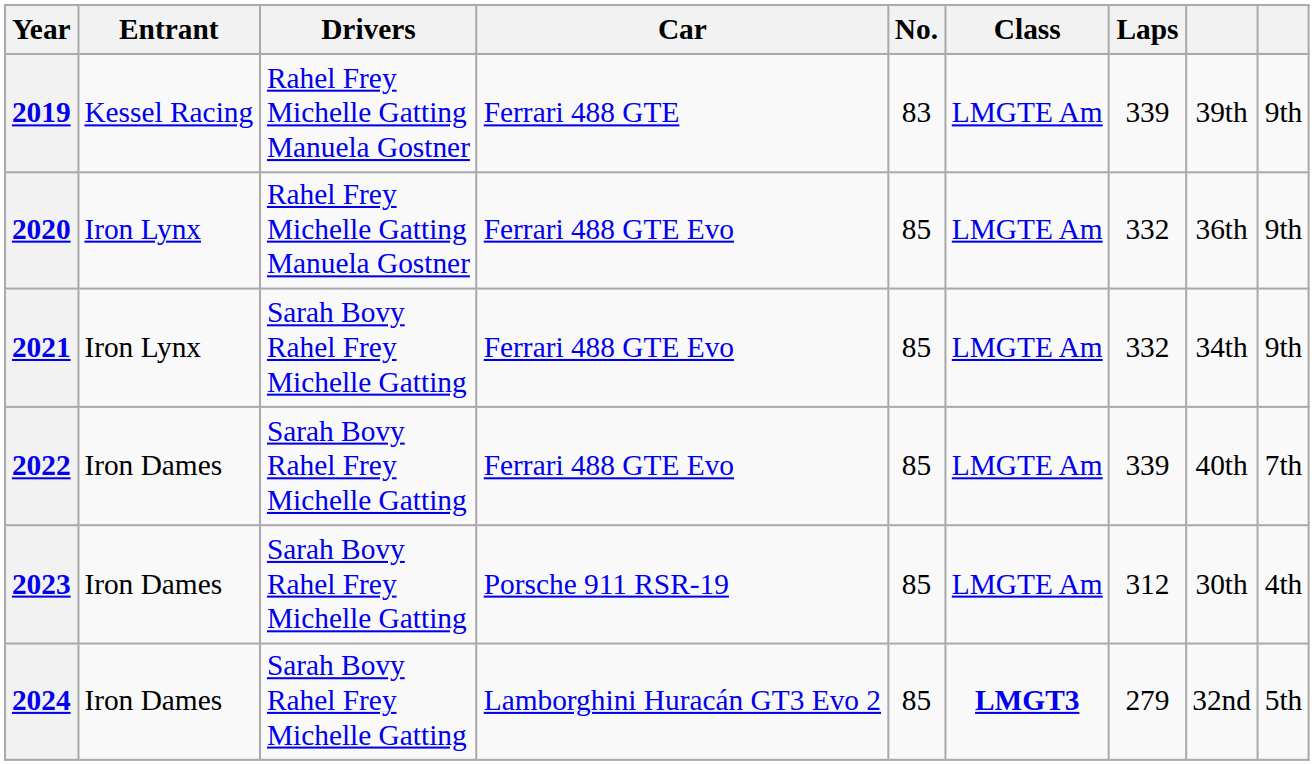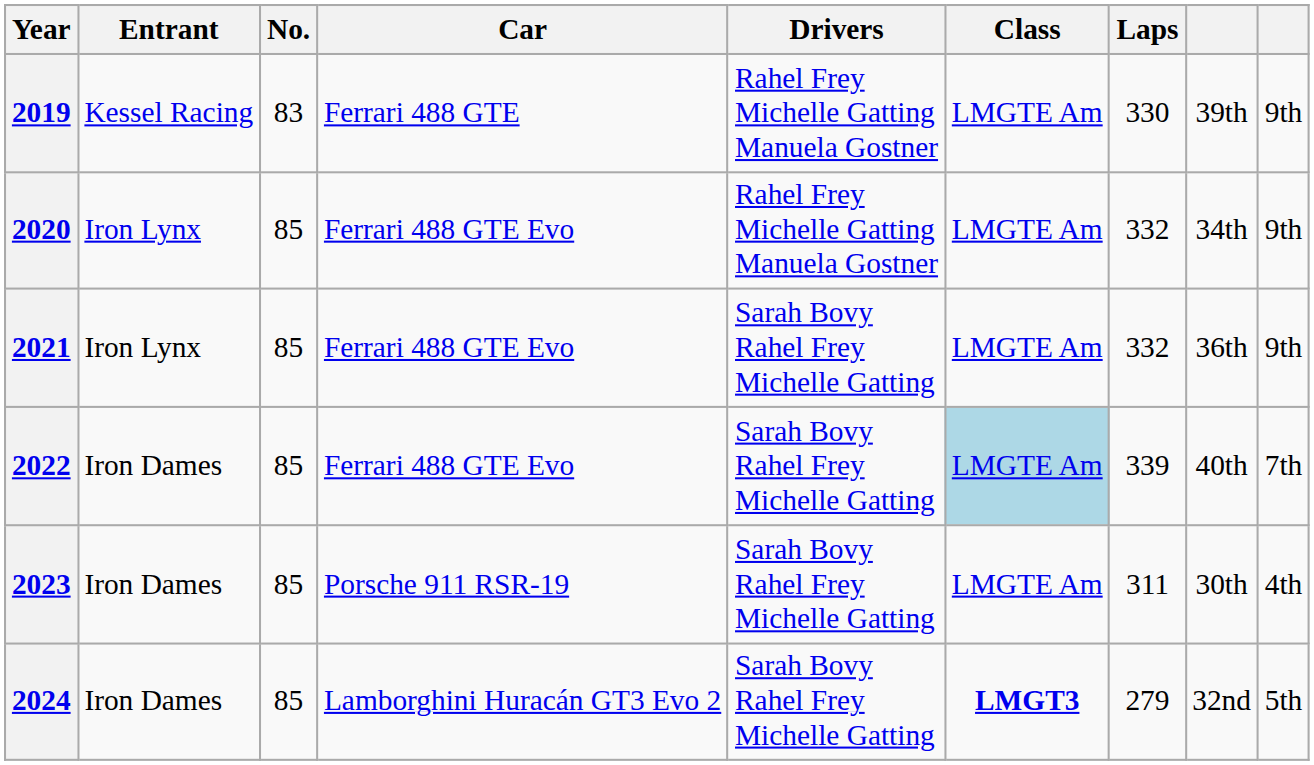columns swapped: (916, 29) <-> (368, 29)
(1147, 112) 339 -> (1147, 112) 330
(1222, 230) 36th -> (1222, 230) 34th
(1222, 347) 34th -> (1222, 347) 36th
(1027, 465) no background -> (1027, 465) lightblue background
(1147, 583) 312 -> (1147, 583) 311
